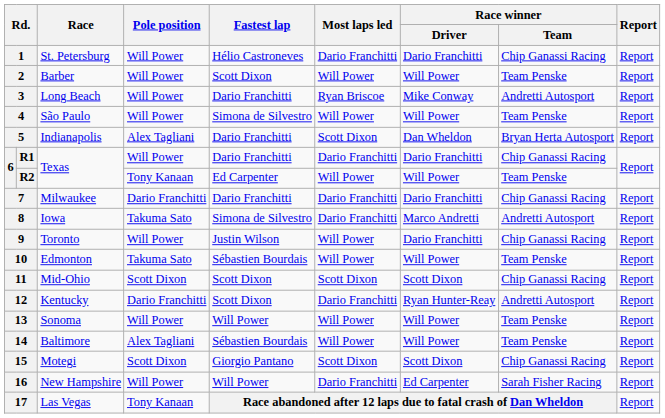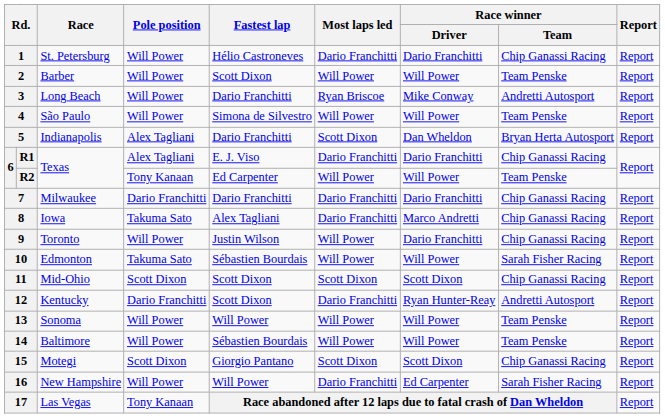(155, 157) Will Power -> (161, 157) Alex Tagliani
(252, 157) Dario Franchitti -> (236, 157) E. J. Viso
(262, 218) Simona de Silvestro -> (246, 218) Alex Tagliani
(548, 218) Andretti Autosport -> (553, 218) Chip Ganassi Racing
(534, 259) Team Penske -> (551, 259) Sarah Fisher Racing
(161, 340) Alex Tagliani -> (155, 340) Will Power
